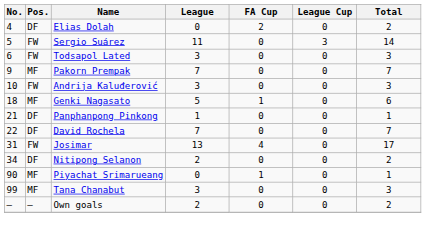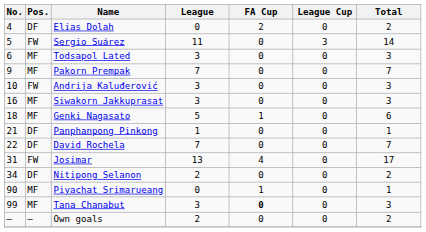(33, 56) FW -> (33, 56) MF
+ row: (108, 101)
(261, 190) normal -> (261, 205) bold
